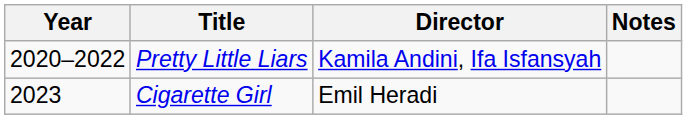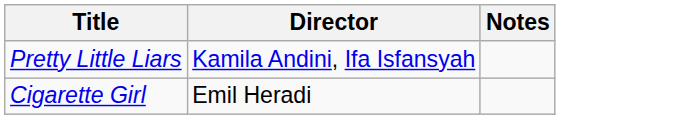- column: (68, 22)
